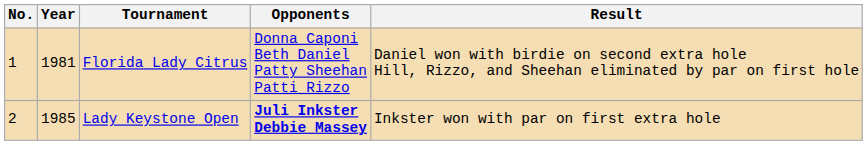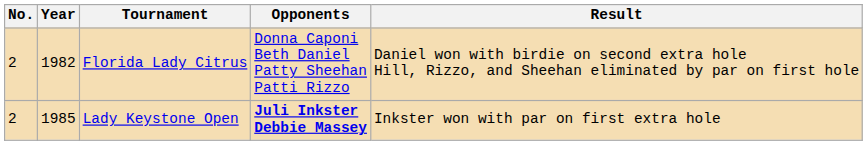(12, 64) 1 -> (12, 64) 2
(58, 64) 1981 -> (58, 64) 1982
